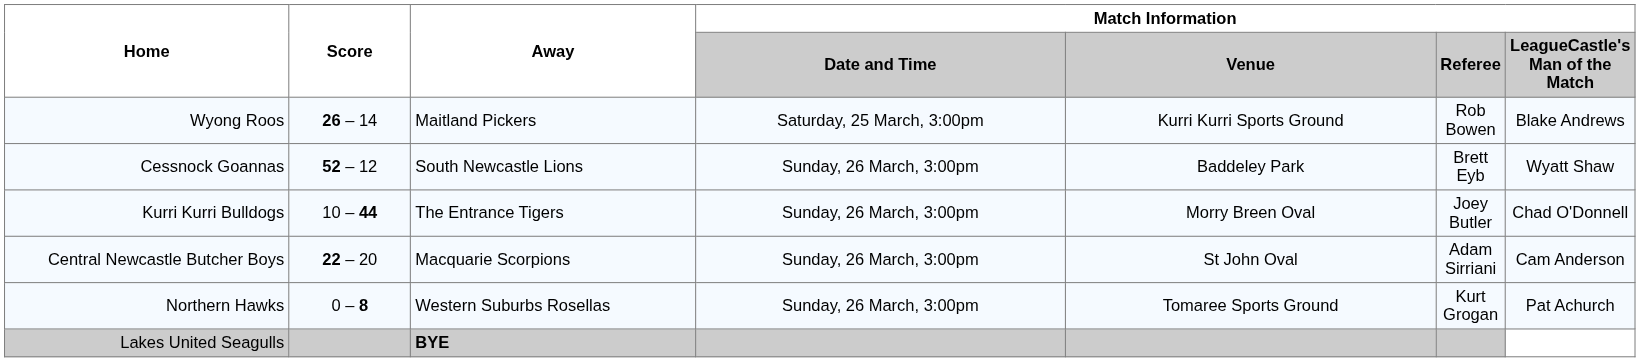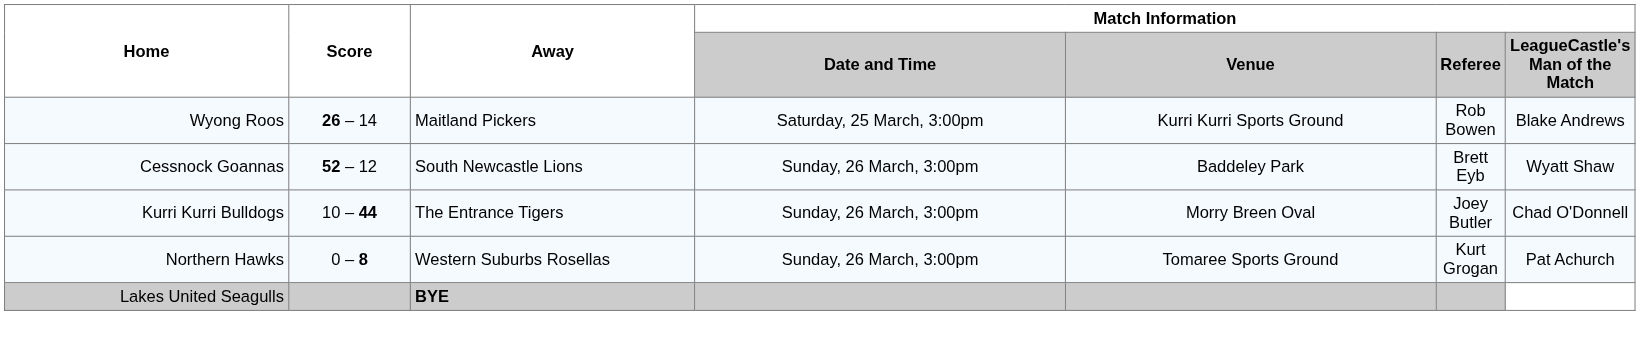- row: (166, 259)
